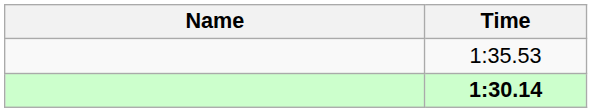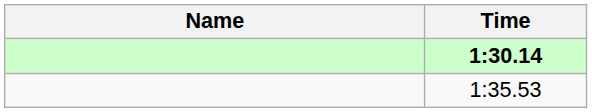rows swapped: (506, 90) <-> (506, 55)
